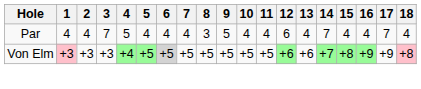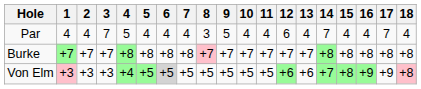+ row: (24, 53)
